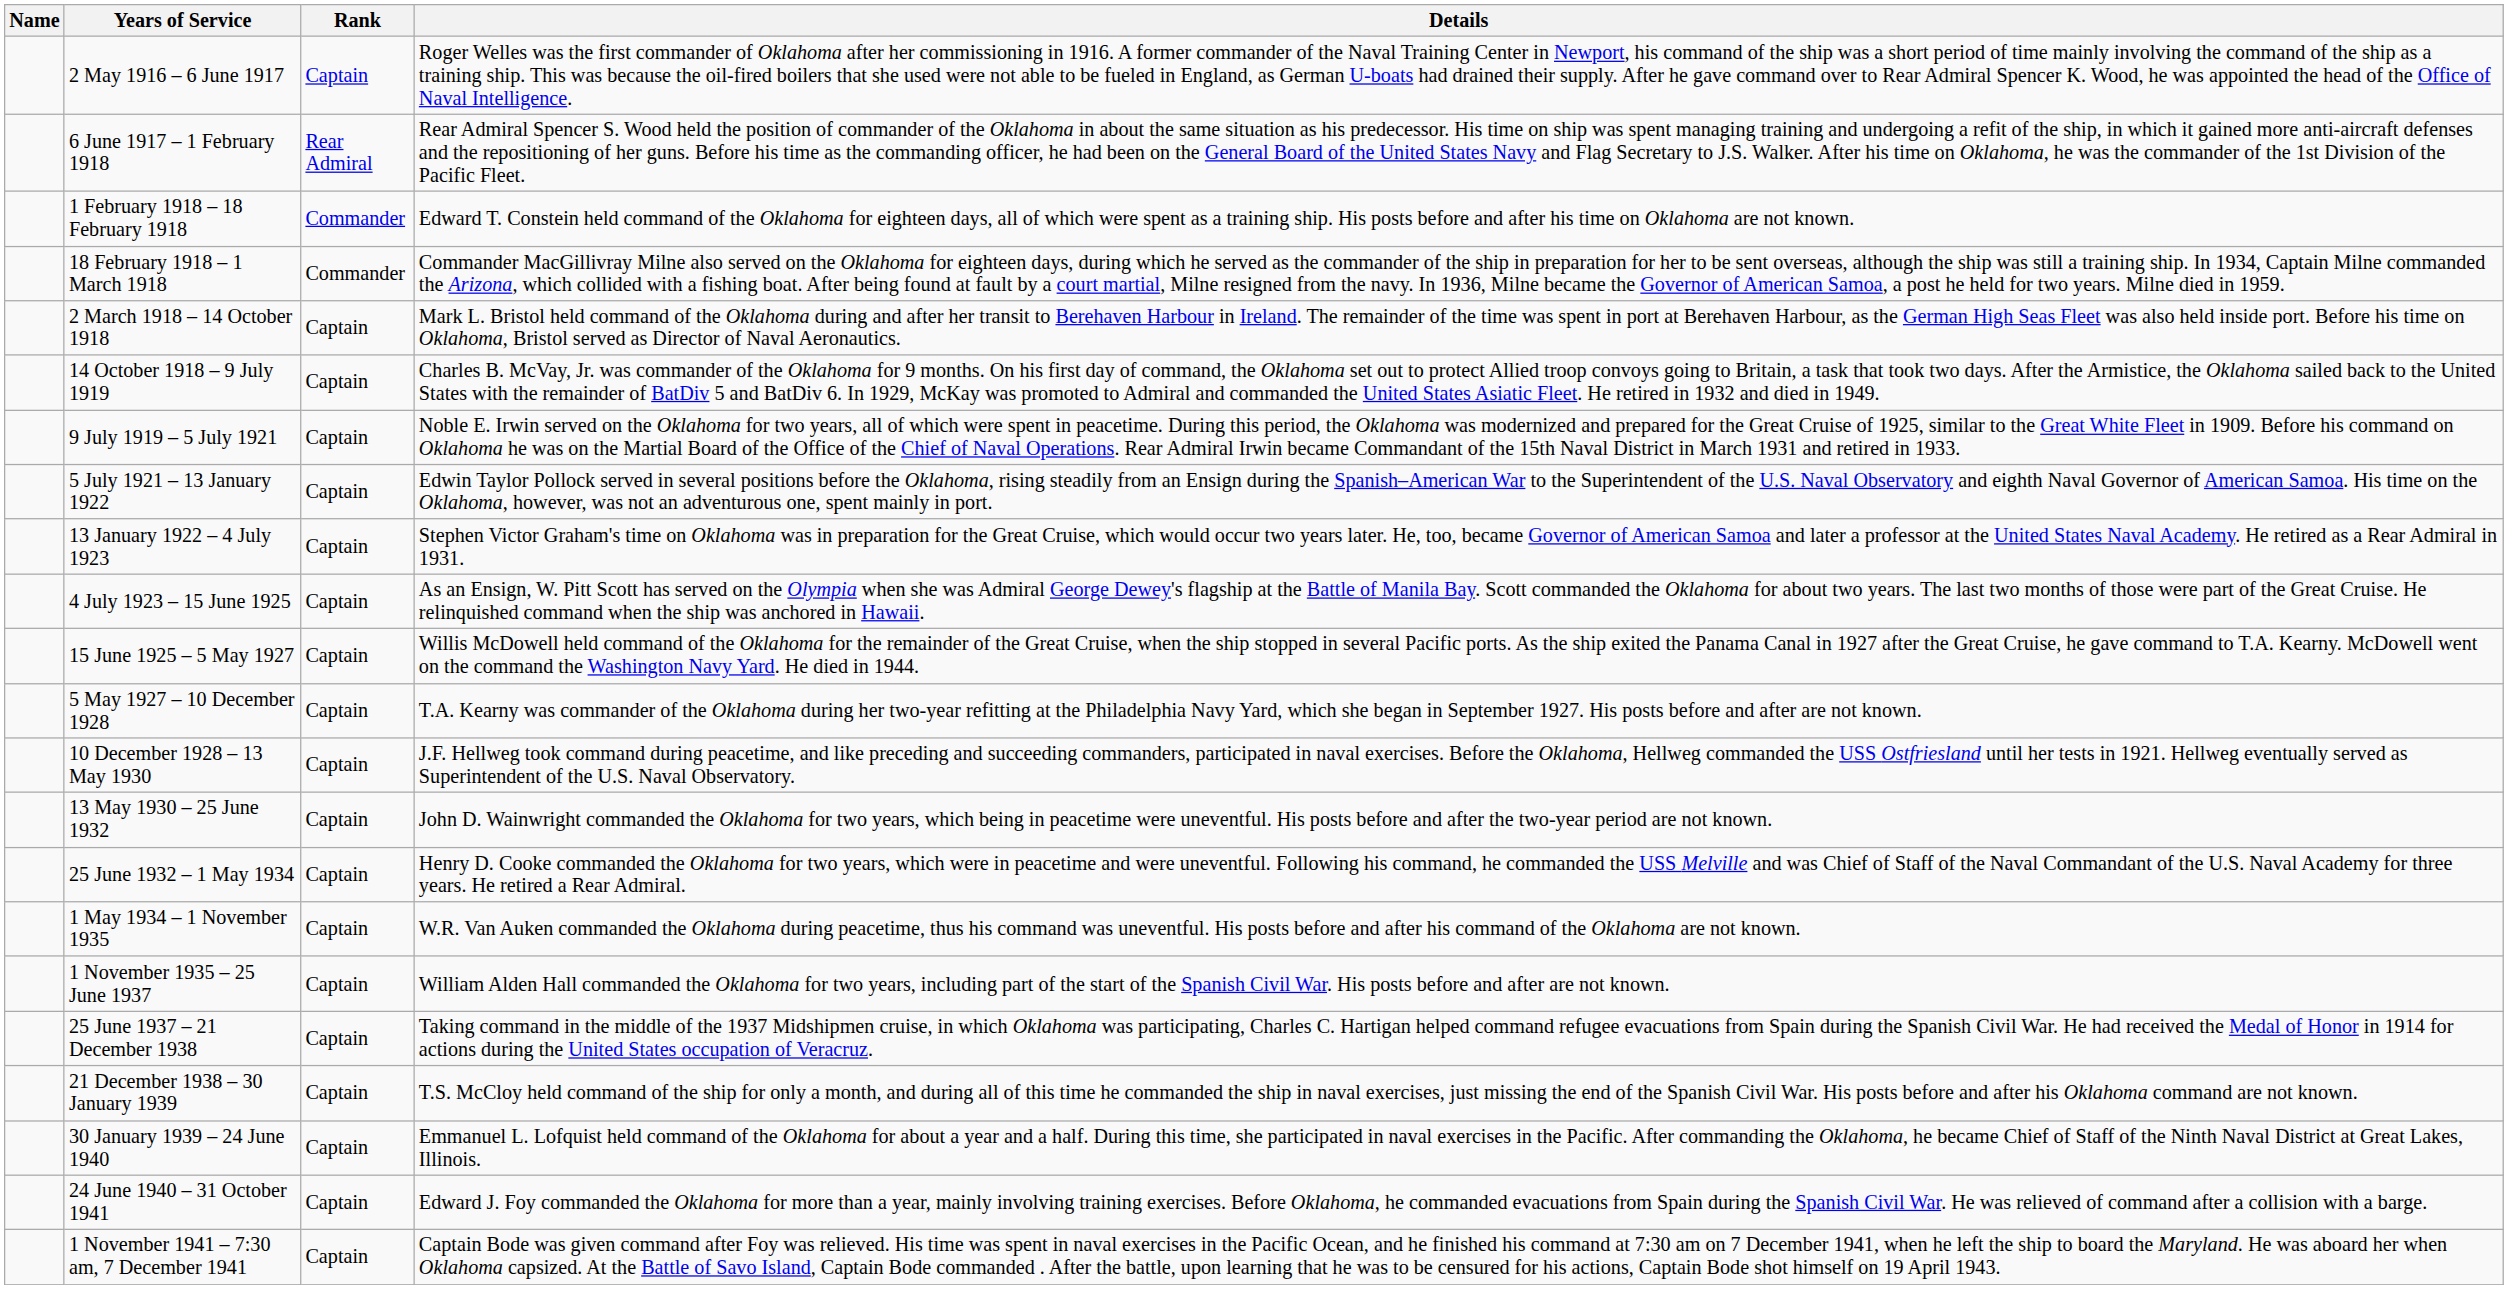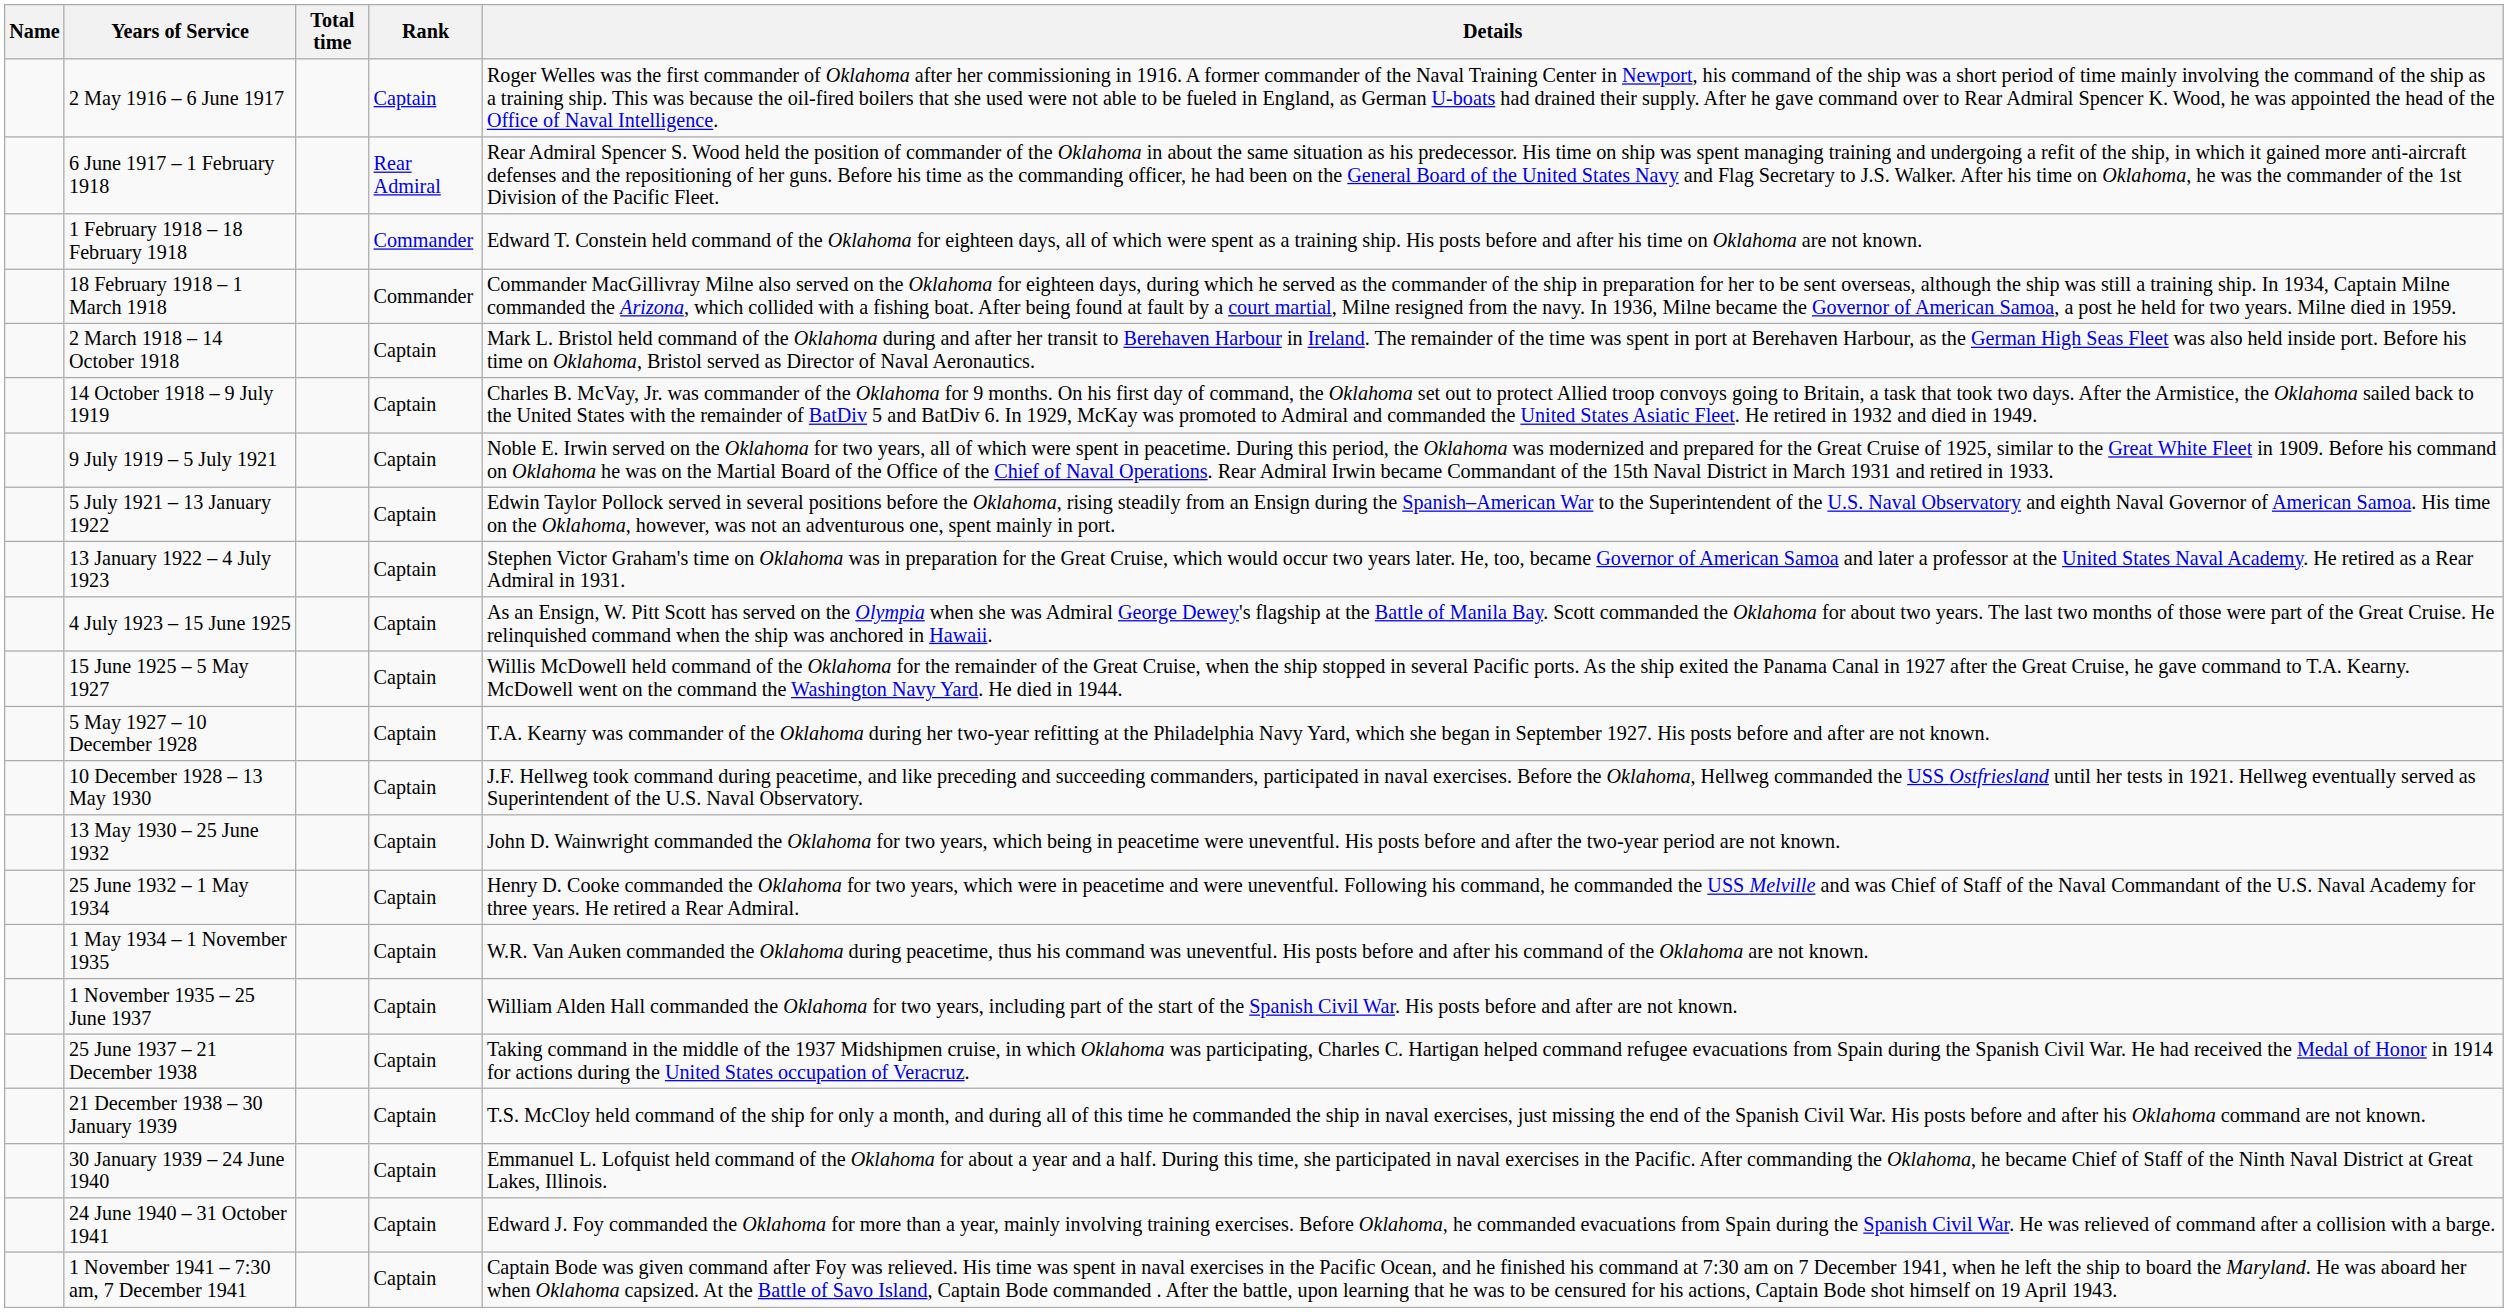+ column: (332, 31)
